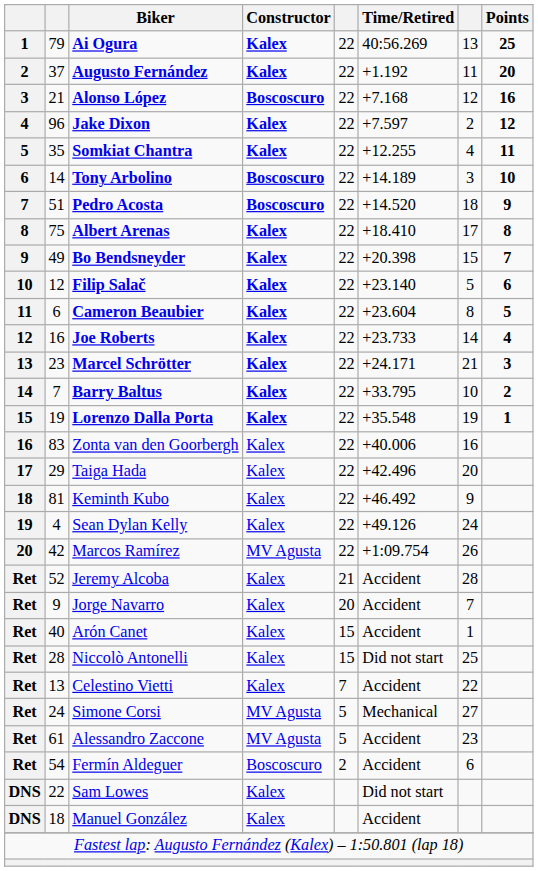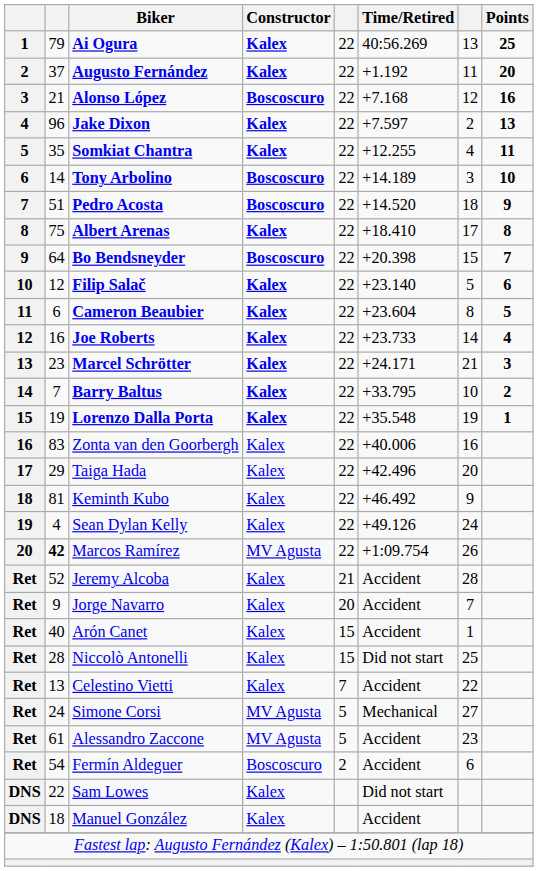(507, 124) 12 -> (507, 124) 13
(57, 257) 49 -> (57, 257) 64
(267, 257) Kalex -> (285, 257) Boscoscuro
(57, 551) normal -> (57, 551) bold
